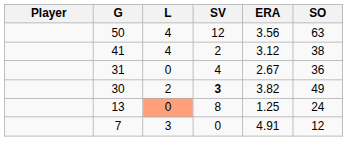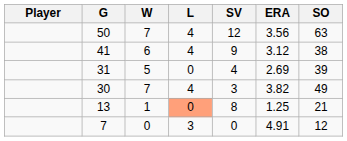+ column: (147, 13)
(218, 51) 2 -> (234, 51) 9
(268, 70) 2.67 -> (277, 70) 2.69
(318, 70) 36 -> (321, 70) 39
(168, 88) 2 -> (190, 88) 4
(218, 88) bold -> (234, 88) normal
(318, 107) 24 -> (321, 107) 21
